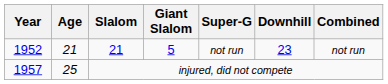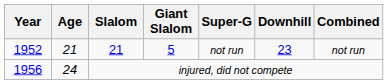(28, 69) 1957 -> (28, 69) 1956
(70, 69) 25 -> (70, 69) 24
